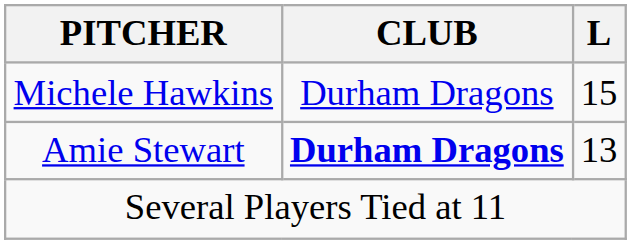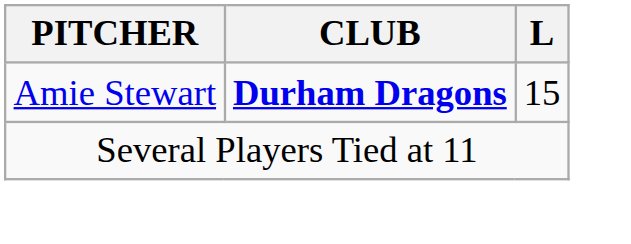- row: (143, 91)
(599, 149) 13 -> (542, 91) 15
